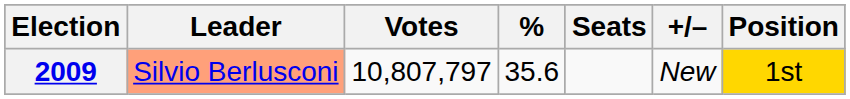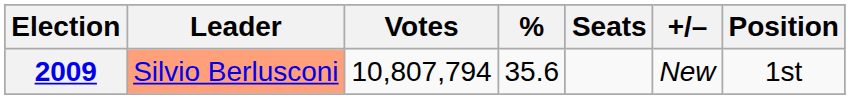(422, 71) 10,807,797 -> (422, 71) 10,807,794
(784, 71) gold background -> (784, 71) no background
